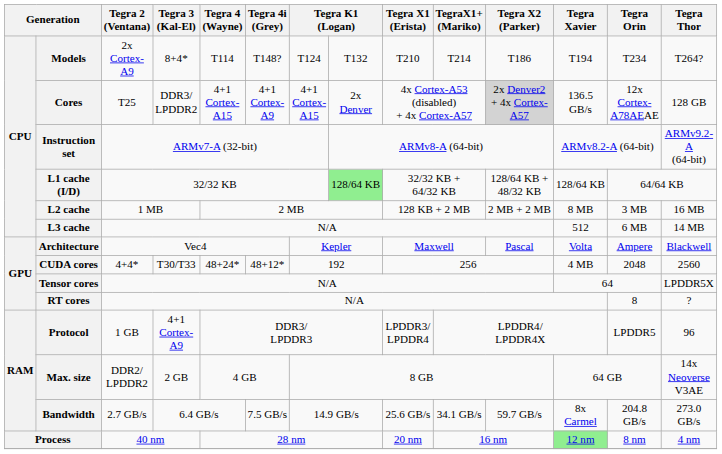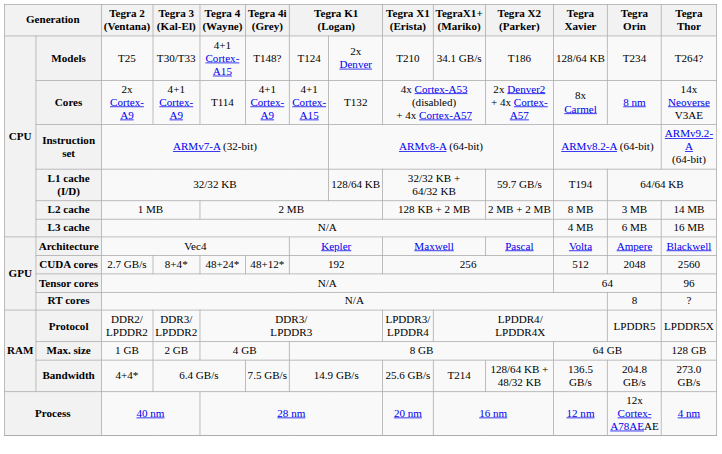(127, 58) 2x Cortex-A9 -> (127, 58) T25
(176, 58) 8+4* -> (176, 58) T30/T33
(222, 58) T114 -> (222, 58) 4+1 Cortex-A15
(356, 58) T132 -> (356, 58) 2x Denver
(459, 58) T214 -> (459, 58) 34.1 GB/s
(580, 58) T194 -> (580, 58) 128/64 KB
(127, 102) T25 -> (127, 102) 2x Cortex-A9
(176, 102) DDR3/ LPDDR2 -> (176, 102) 4+1 Cortex-A9
(222, 102) 4+1 Cortex-A15 -> (222, 102) T114
(356, 102) 2x Denver -> (356, 102) T132
(519, 102) lightgrey background -> (519, 102) no background
(580, 102) 136.5 GB/s -> (580, 102) 8x Carmel
(634, 102) 12x Cortex-A78AEAE -> (634, 102) 8 nm
(689, 102) 128 GB -> (689, 102) 14x Neoverse V3AE
(356, 185) lightgreen background -> (356, 185) no background
(519, 185) 128/64 KB + 48/32 KB -> (519, 185) 59.7 GB/s
(580, 185) 128/64 KB -> (580, 185) T194
(689, 210) 16 MB -> (689, 210) 14 MB
(580, 228) 512 -> (580, 228) 4 MB
(689, 228) 14 MB -> (689, 228) 16 MB
(127, 265) 4+4* -> (127, 265) 2.7 GB/s
(176, 265) T30/T33 -> (176, 265) 8+4*
(580, 265) 4 MB -> (580, 265) 512
(689, 283) LPDDR5X -> (689, 283) 96
(127, 333) 1 GB -> (127, 326) DDR2/ LPDDR2
(176, 333) 4+1 Cortex-A9 -> (176, 326) DDR3/ LPDDR2
(689, 333) 96 -> (689, 326) LPDDR5X
(127, 377) DDR2/ LPDDR2 -> (127, 351) 1 GB
(689, 377) 14x Neoverse V3AE -> (689, 351) 128 GB
(127, 415) 2.7 GB/s -> (127, 376) 4+4*
(459, 415) 34.1 GB/s -> (459, 376) T214
(519, 415) 59.7 GB/s -> (519, 376) 128/64 KB + 48/32 KB
(580, 415) 8x Carmel -> (580, 376) 136.5 GB/s
(580, 440) lightgreen background -> (580, 414) no background
(634, 440) 8 nm -> (634, 414) 12x Cortex-A78AEAE
